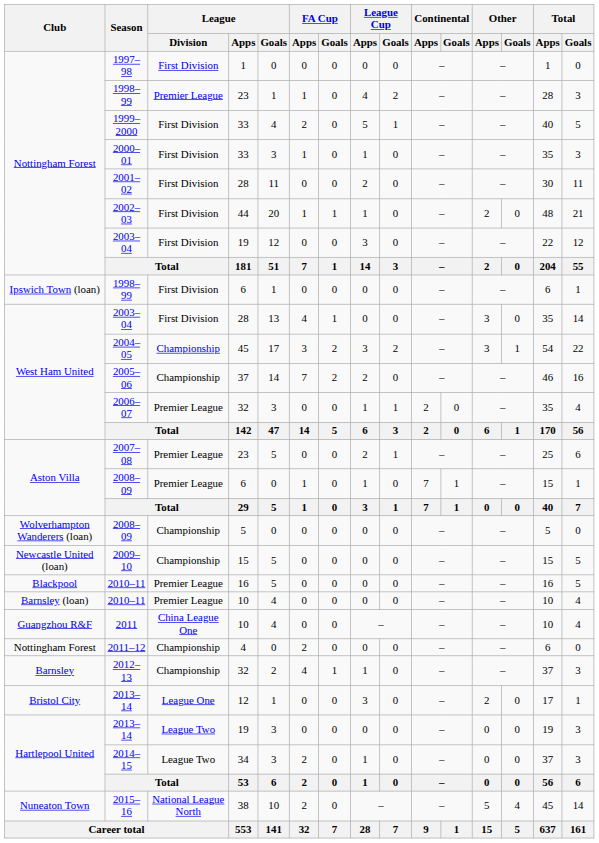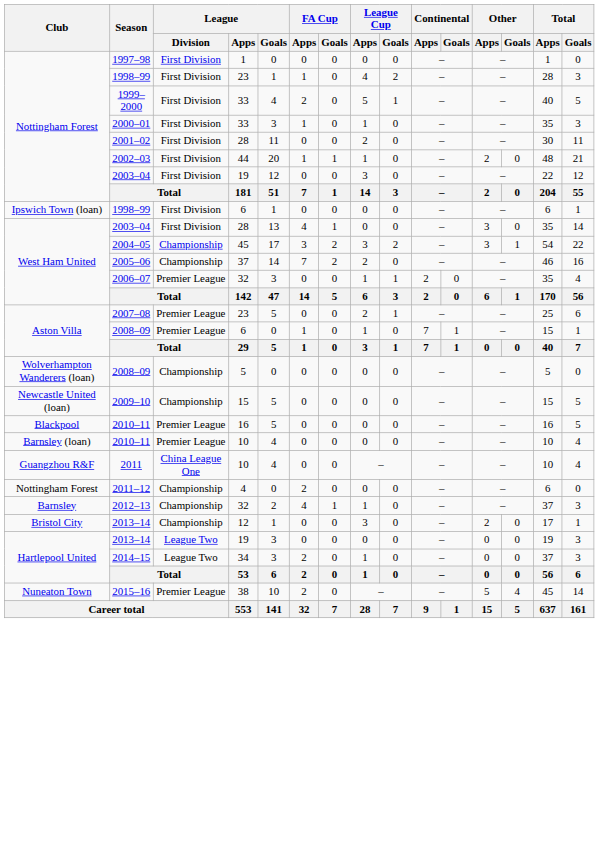(188, 95) Premier League -> (191, 77) First Division
(188, 700) League One -> (191, 522) Championship
(188, 806) National League North -> (191, 591) Premier League
